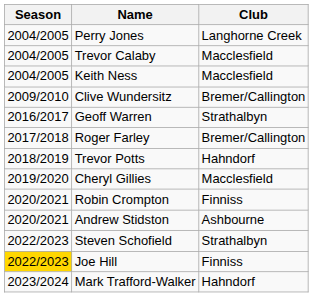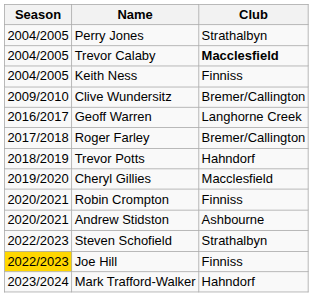(252, 35) Langhorne Creek -> (234, 35) Strathalbyn
(237, 55) normal -> (240, 55) bold
(237, 76) Macclesfield -> (222, 76) Finniss
(234, 117) Strathalbyn -> (252, 117) Langhorne Creek
